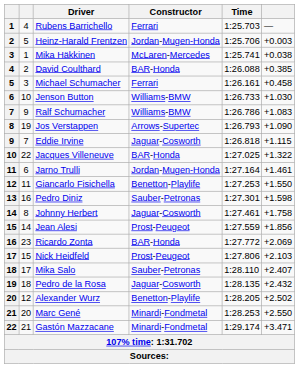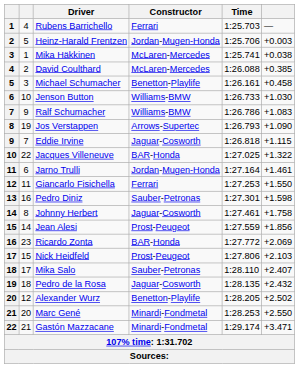(156, 69) BAR-Honda -> (171, 69) McLaren-Mercedes
(145, 83) Ferrari -> (166, 83) Benetton-Playlife
(166, 183) Benetton-Playlife -> (145, 183) Ferrari
